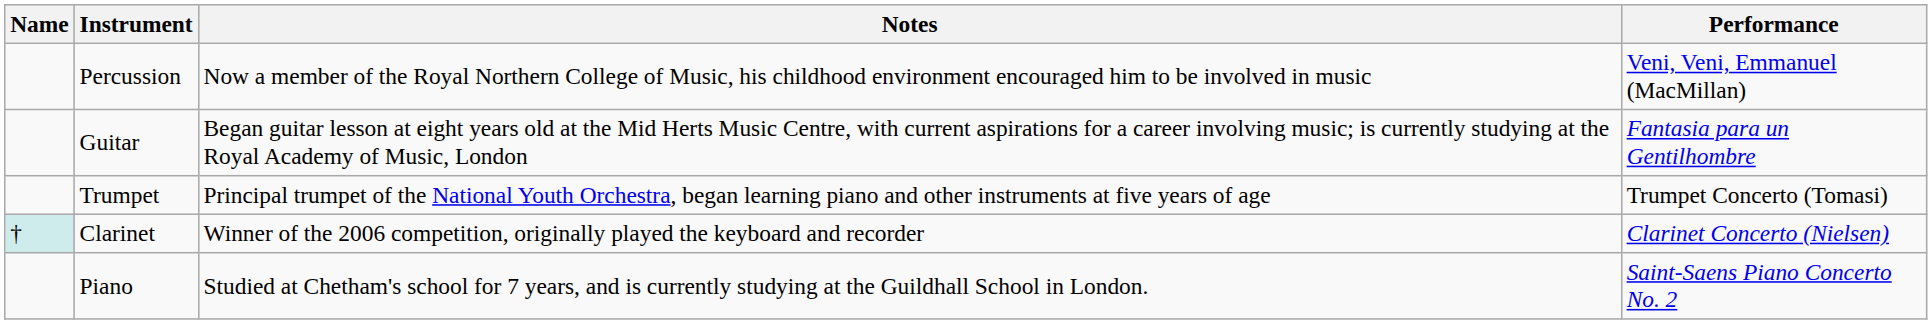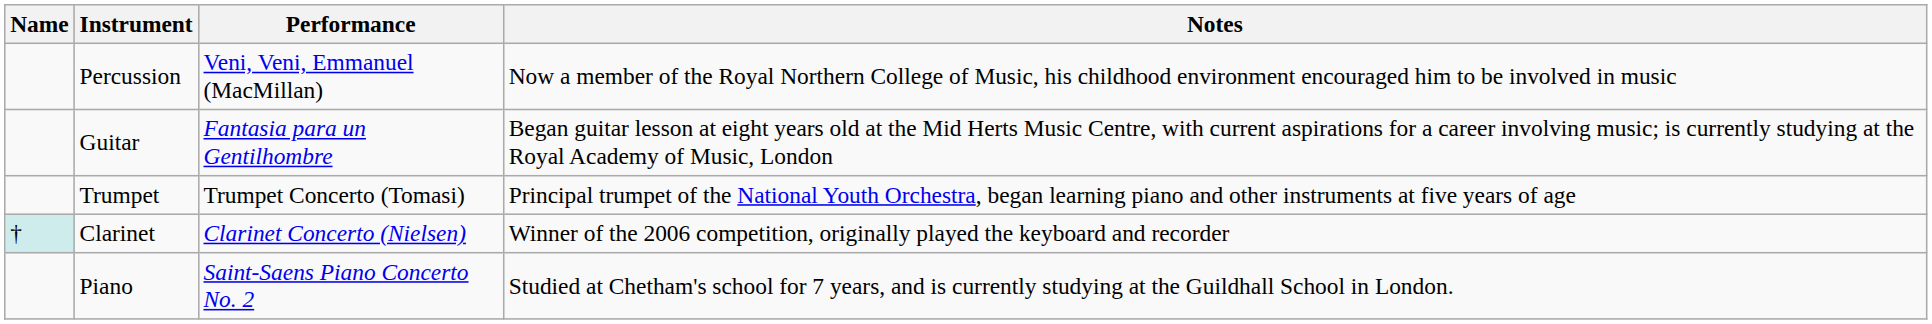columns swapped: (1774, 23) <-> (910, 23)
